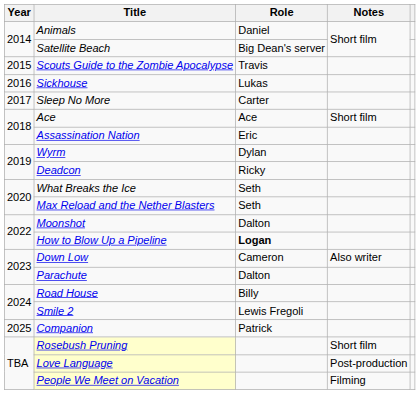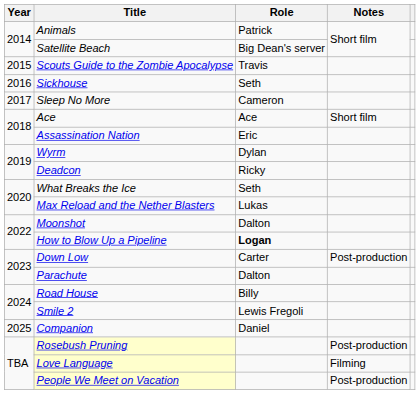(254, 30) Daniel -> (255, 30) Patrick
(253, 83) Lukas -> (250, 83) Seth
(254, 100) Carter -> (261, 100) Cameron
(250, 205) Seth -> (253, 205) Lukas
(261, 258) Cameron -> (254, 258) Carter
(356, 258) Also writer -> (369, 258) Post-production
(255, 328) Patrick -> (254, 328) Daniel
(353, 345) Short film -> (369, 345) Post-production
(369, 363) Post-production -> (348, 363) Filming
(348, 380) Filming -> (369, 380) Post-production
